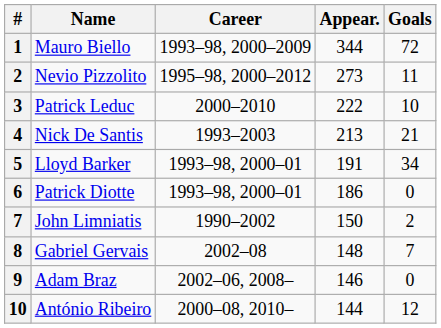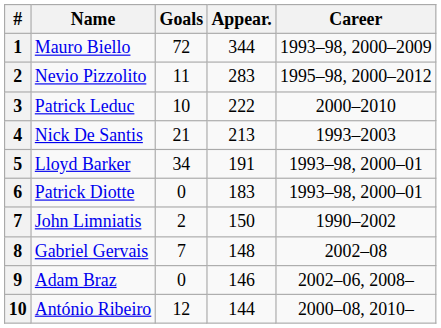columns swapped: (235, 18) <-> (410, 18)
(350, 76) 273 -> (242, 76) 283
(350, 192) 186 -> (242, 192) 183
